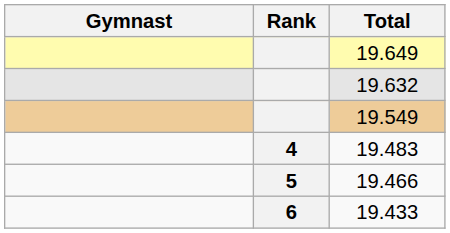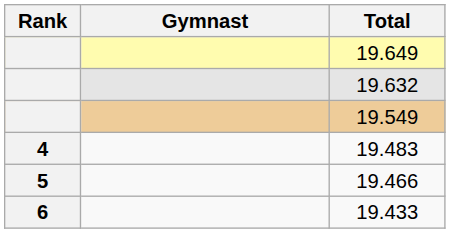columns swapped: (291, 21) <-> (129, 21)
